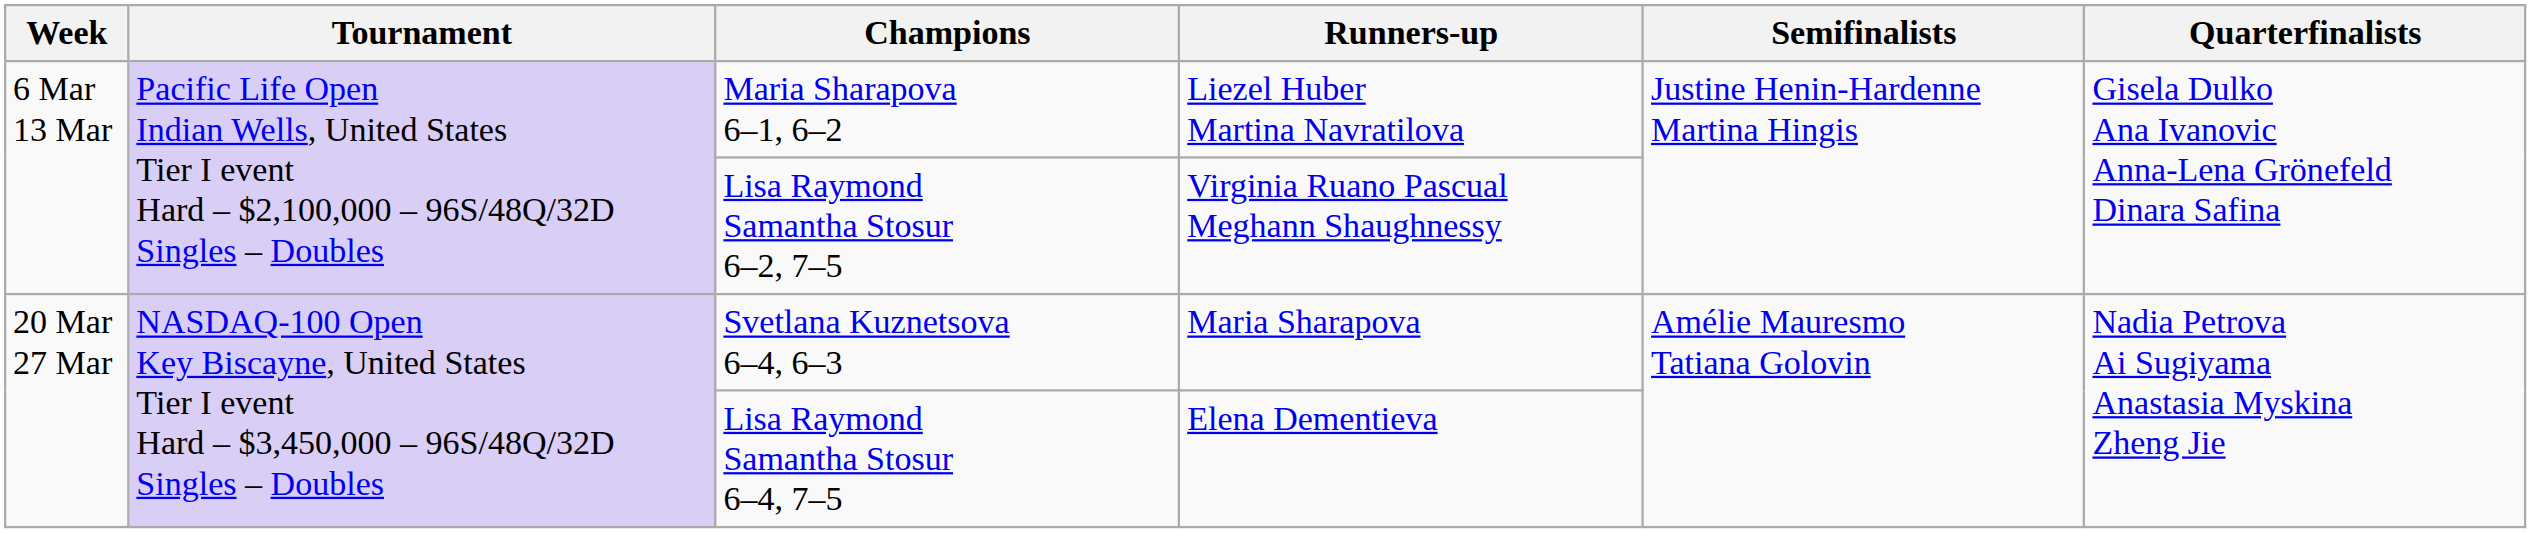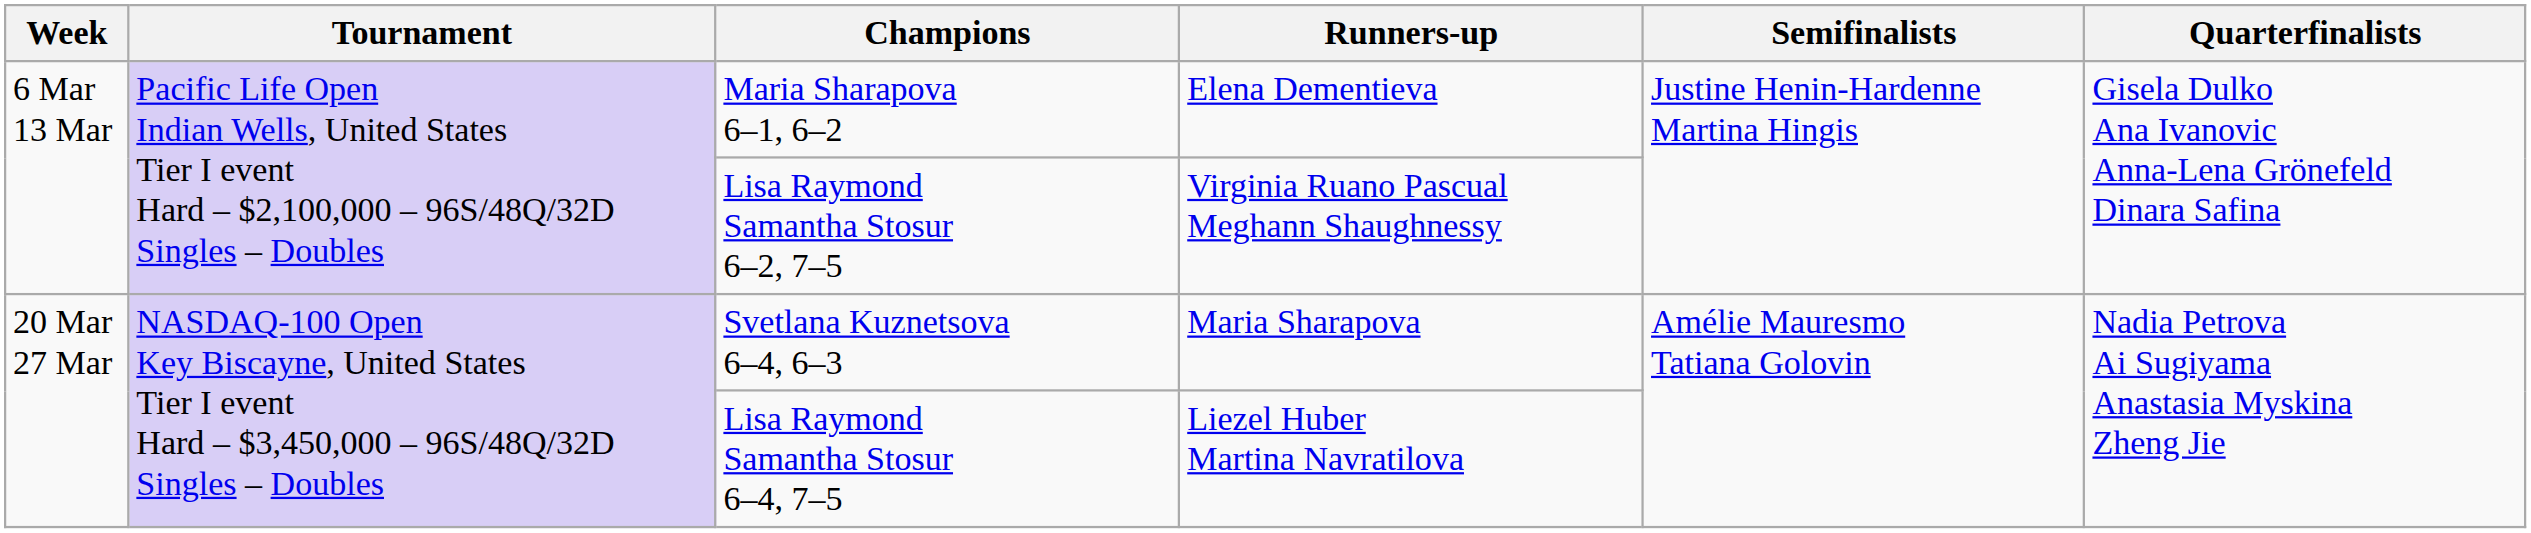(1326, 109) Liezel Huber Martina Navratilova -> (1312, 88) Elena Dementieva
(1312, 418) Elena Dementieva -> (1326, 438) Liezel Huber Martina Navratilova
